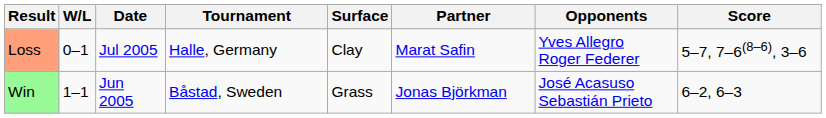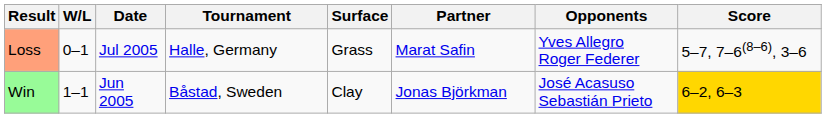(347, 50) Clay -> (352, 50) Grass
(352, 92) Grass -> (347, 92) Clay
(712, 92) no background -> (712, 92) gold background
